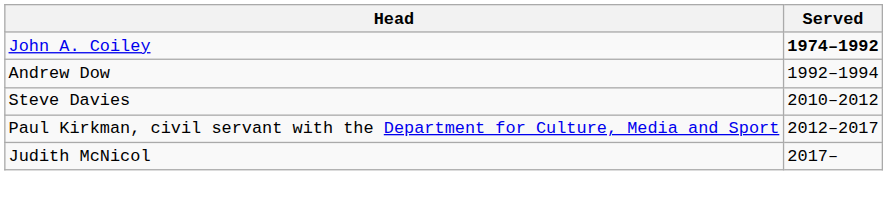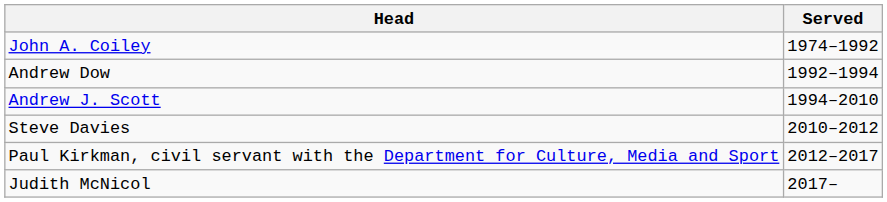(833, 46) bold -> (833, 46) normal
+ row: (85, 101)
